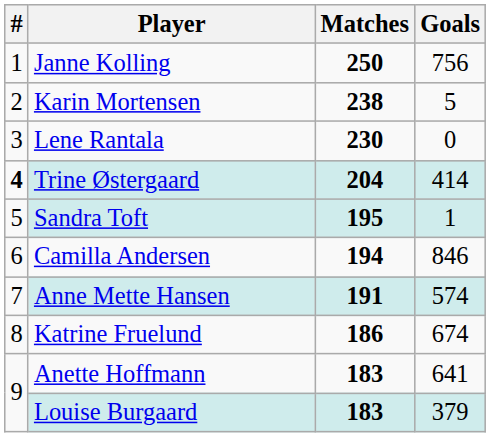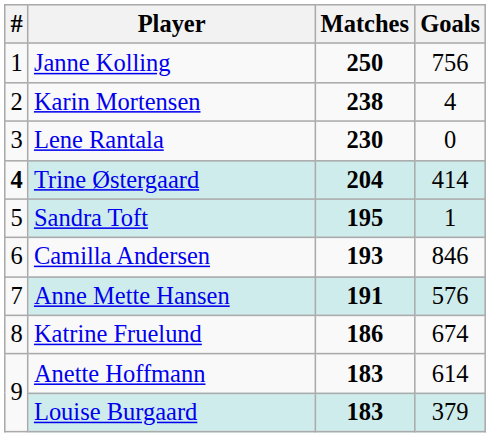(450, 101) 5 -> (450, 101) 4
(365, 256) 194 -> (365, 256) 193
(450, 295) 574 -> (450, 295) 576
(450, 373) 641 -> (450, 373) 614
